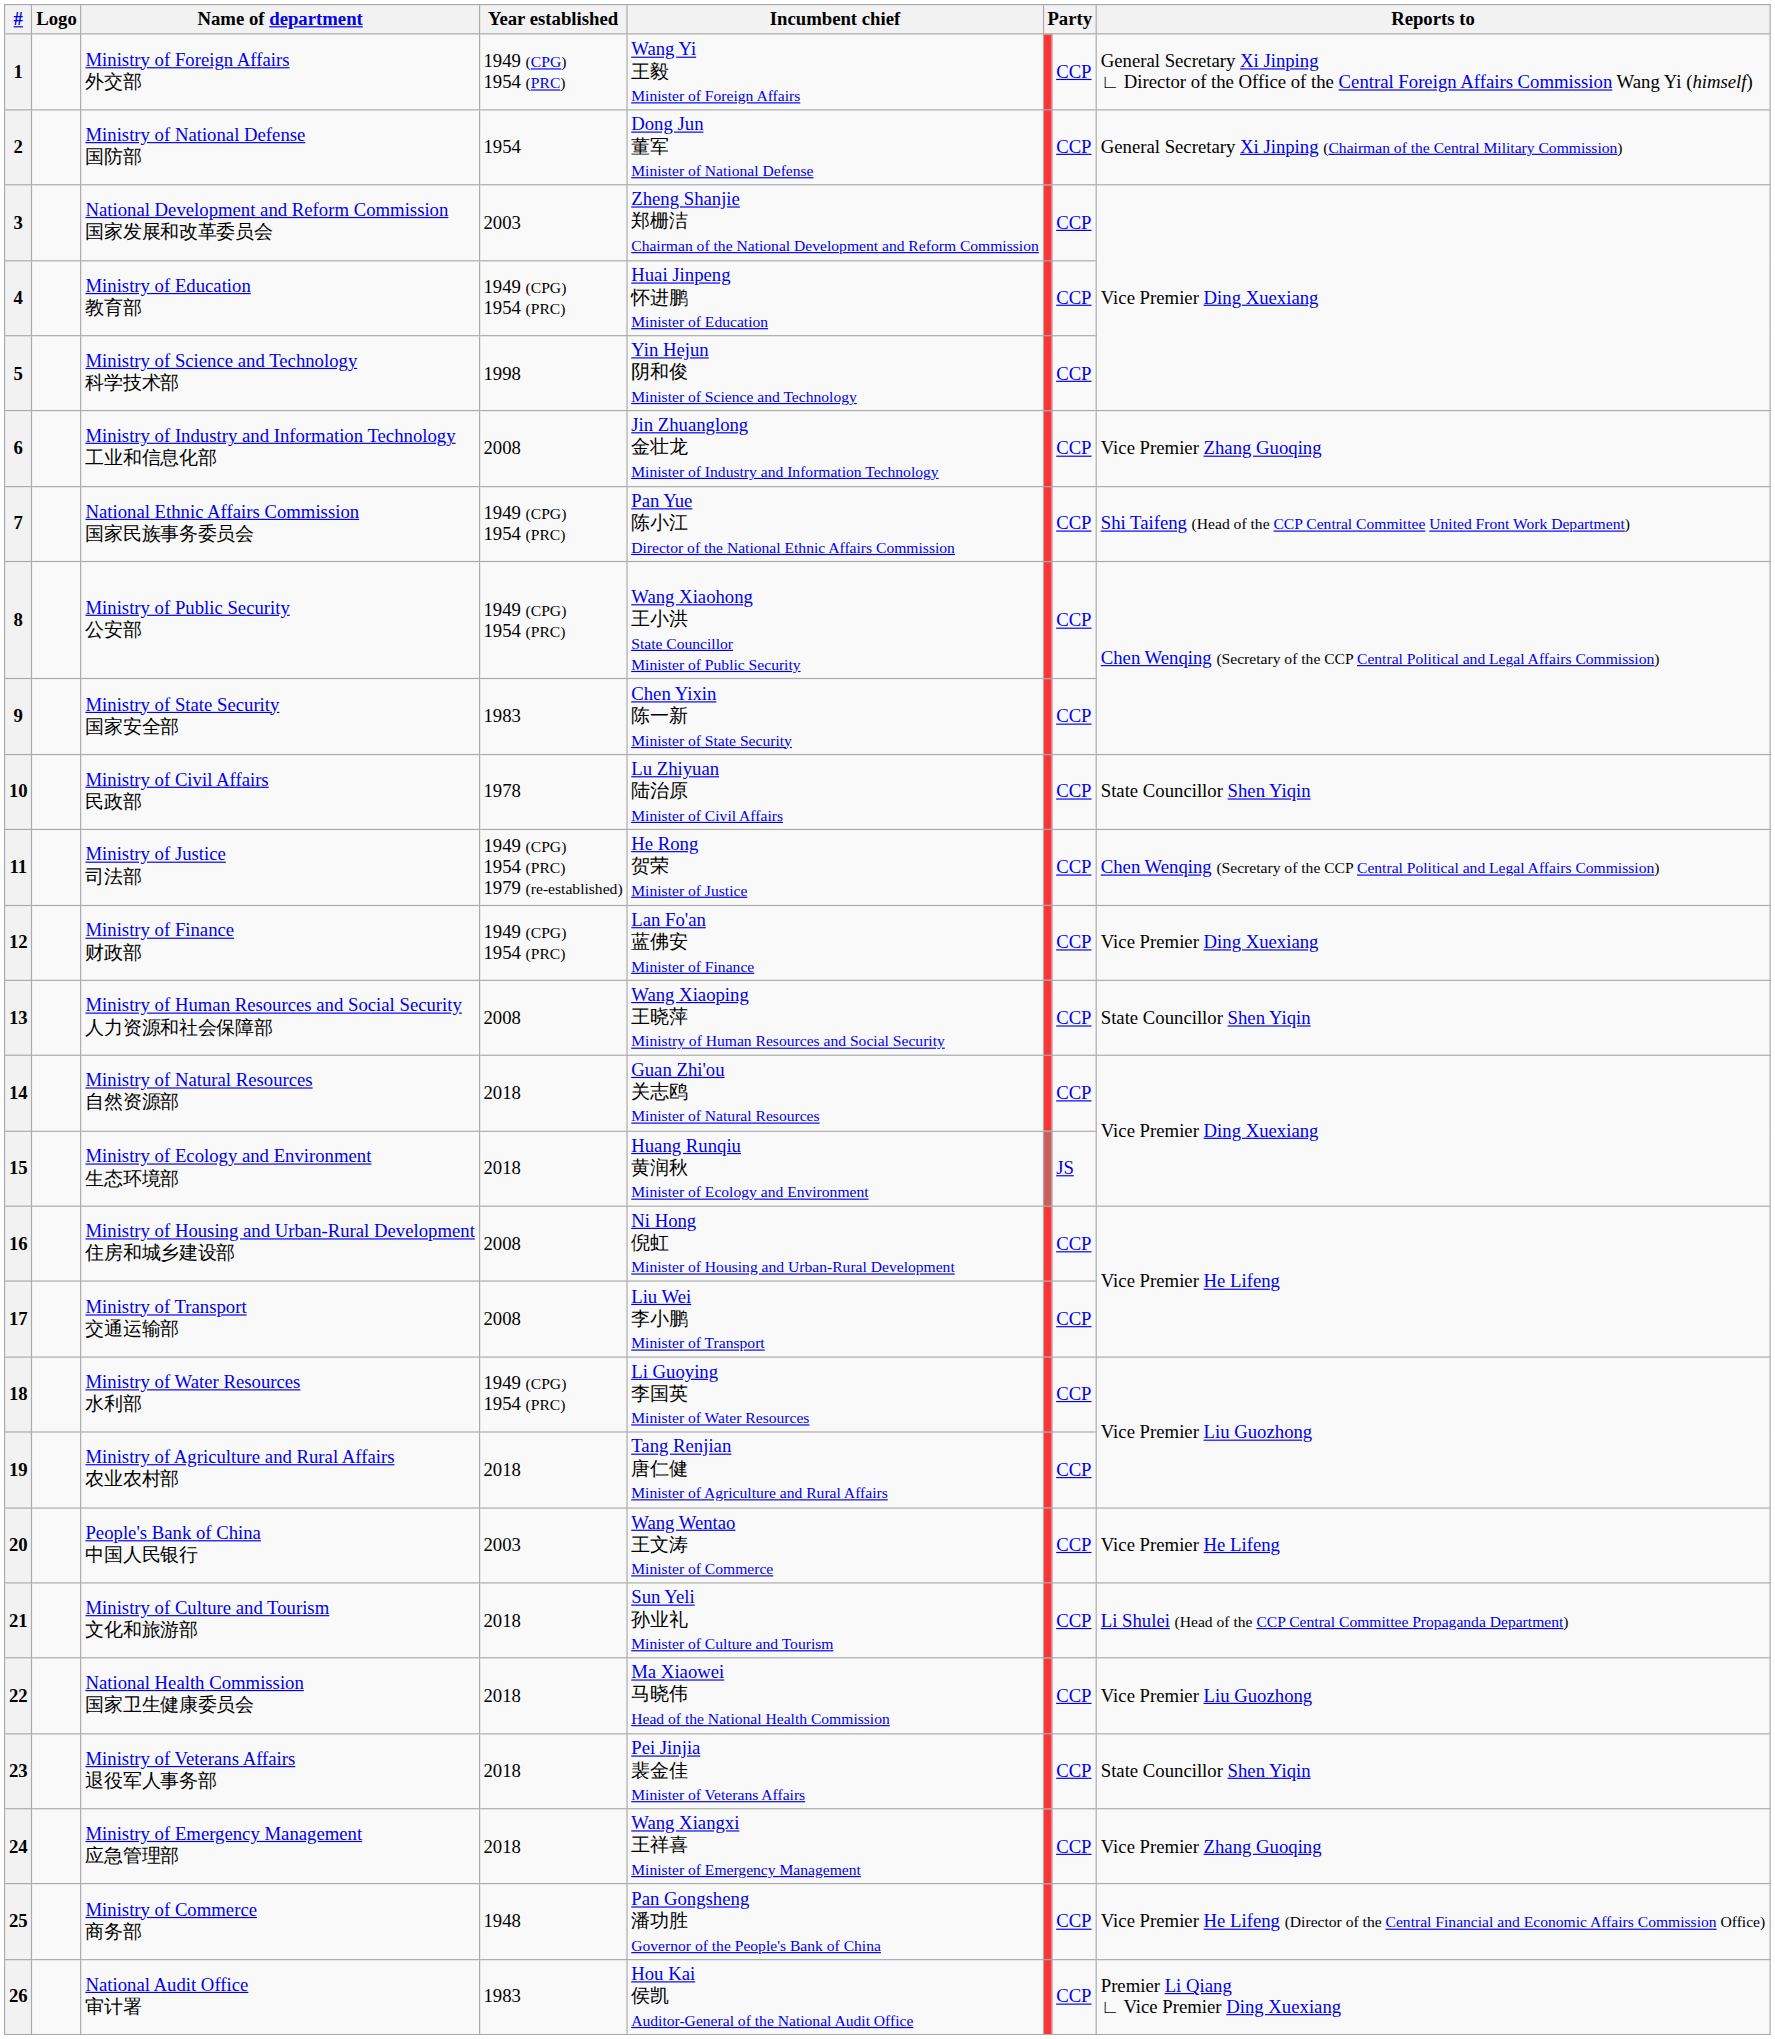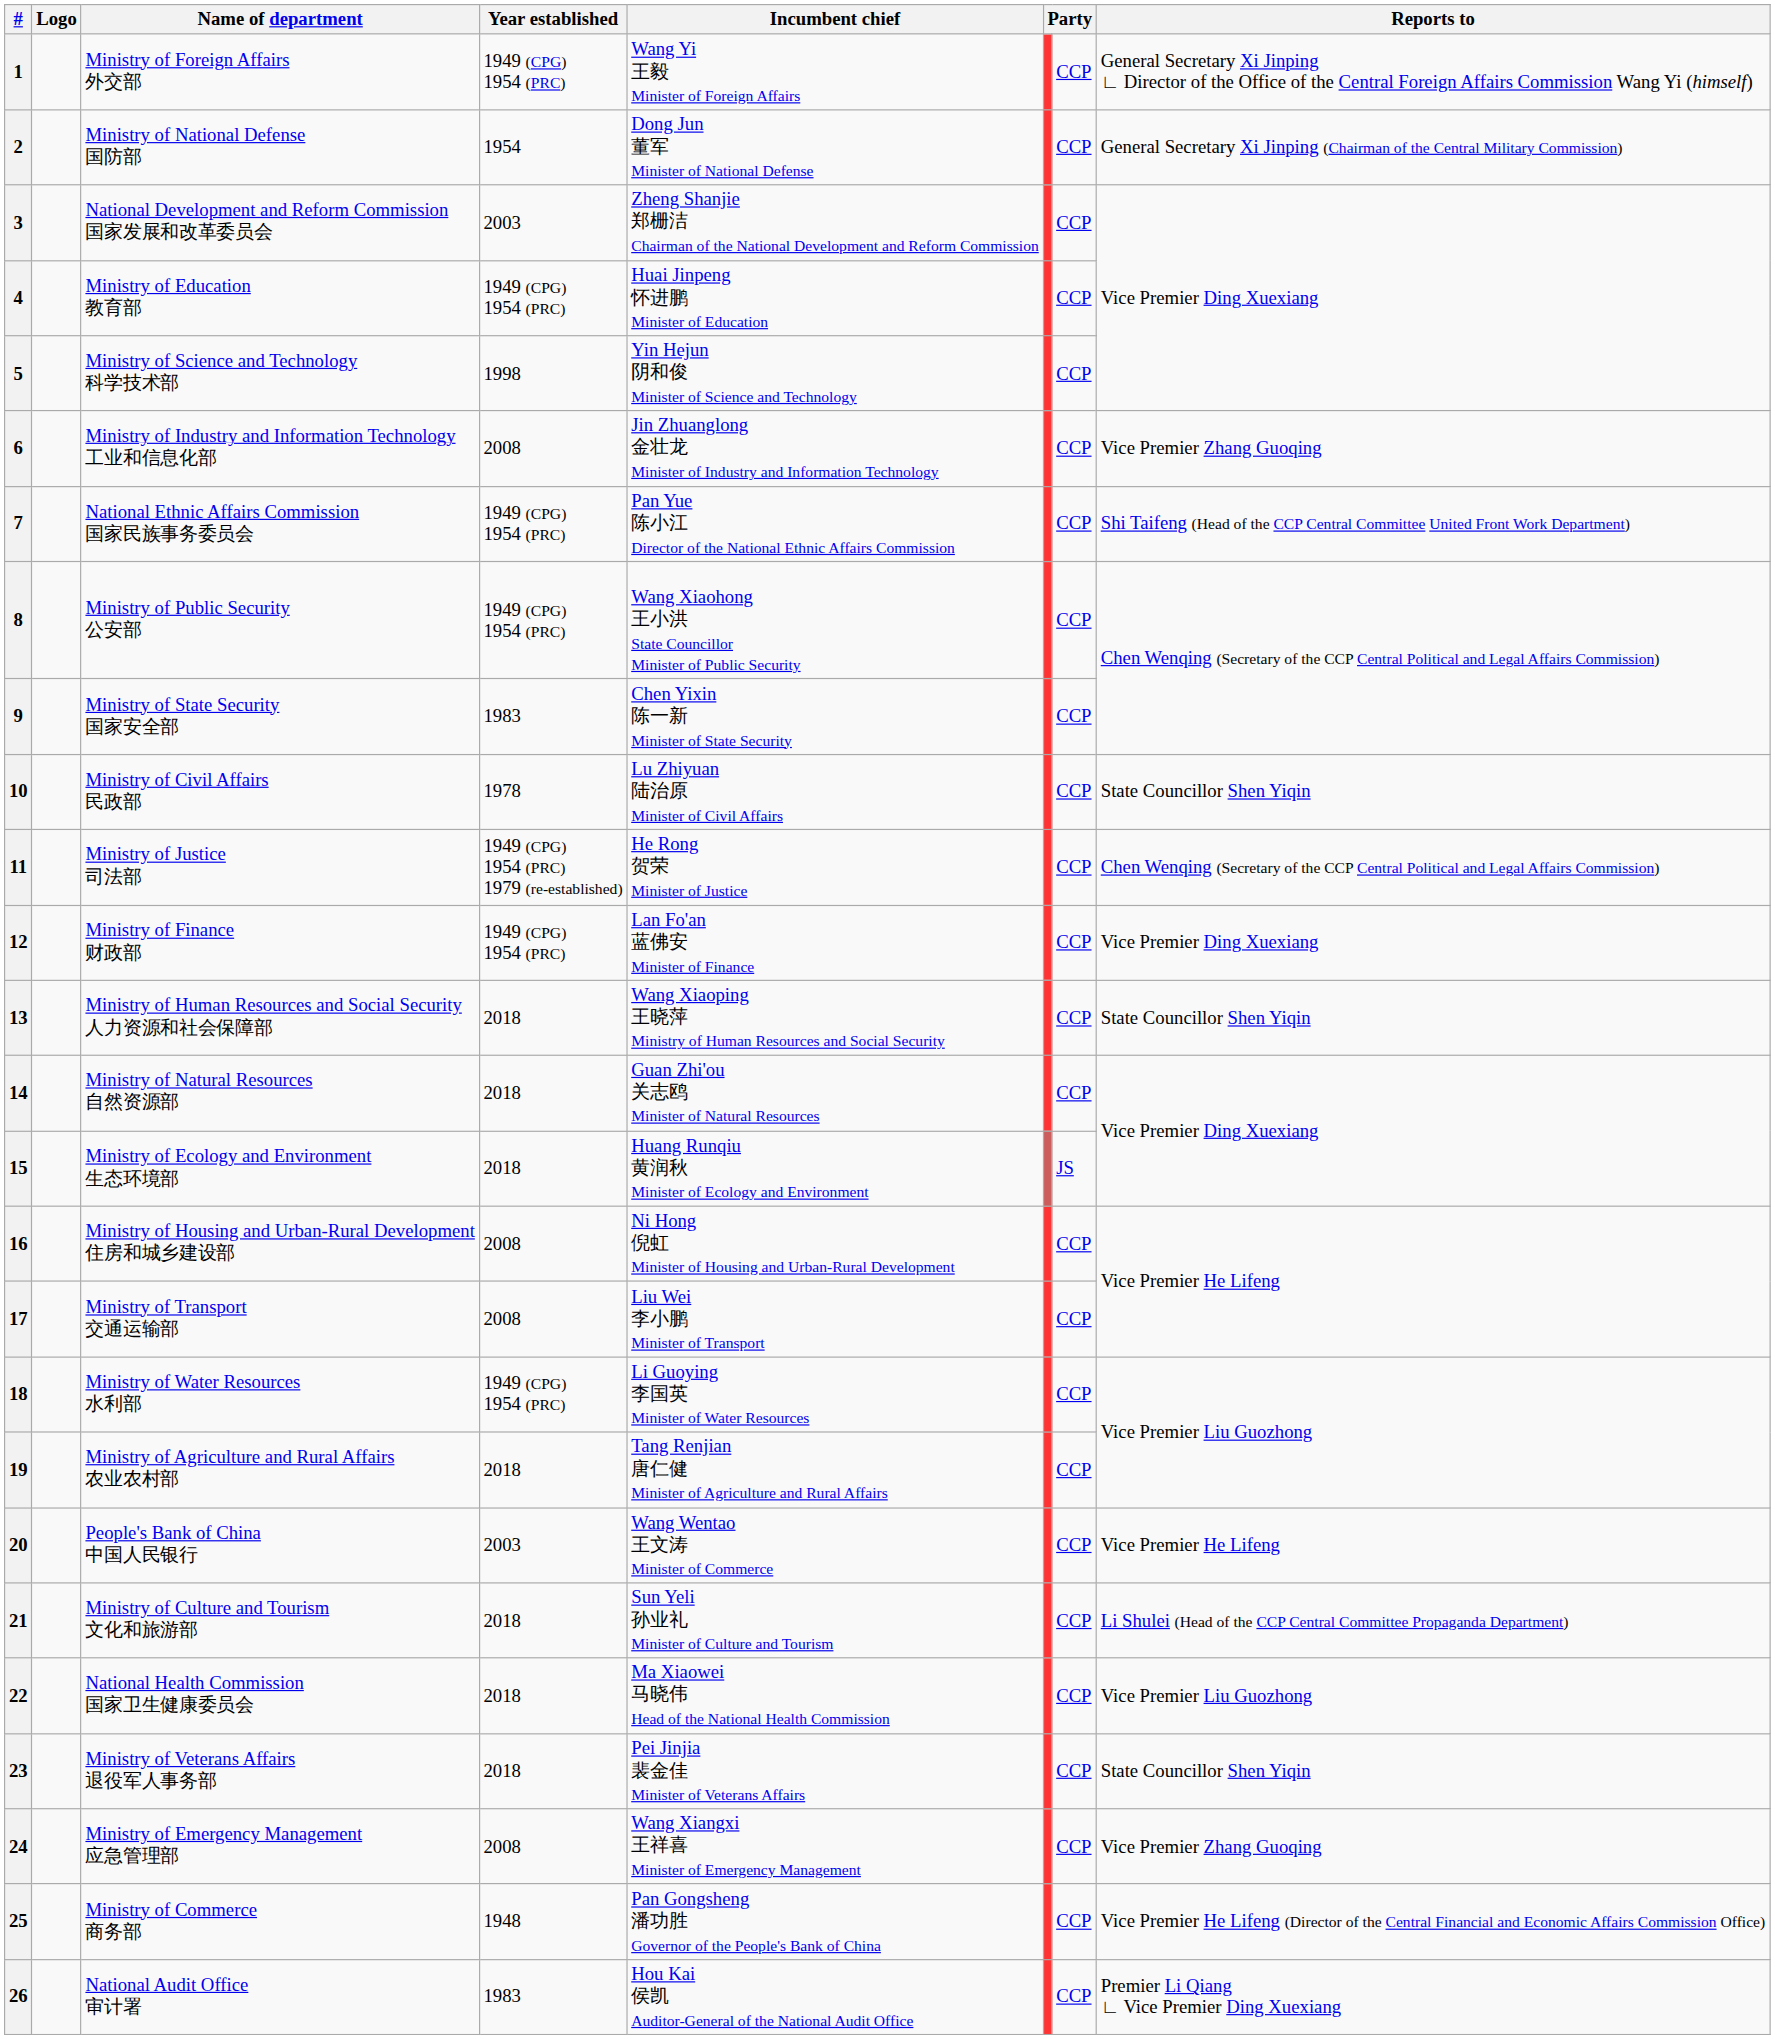(502, 1017) 2008 -> (502, 1017) 2018
(502, 1846) 2018 -> (502, 1846) 2008
